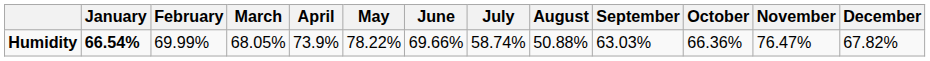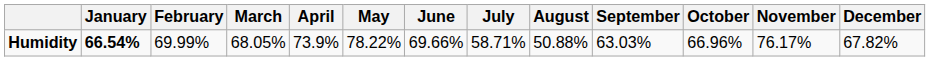(498, 42) 58.74% -> (498, 42) 58.71%
(715, 42) 66.36% -> (715, 42) 66.96%
(784, 42) 76.47% -> (784, 42) 76.17%
